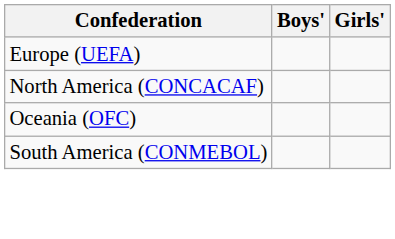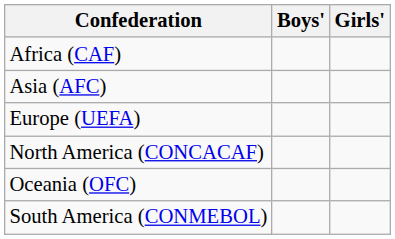+ row: (65, 53)
+ row: (58, 86)
